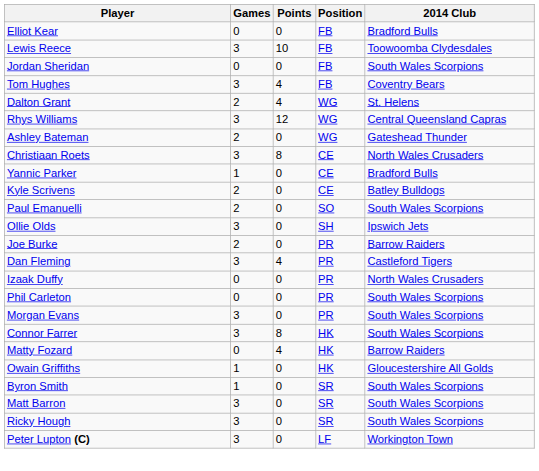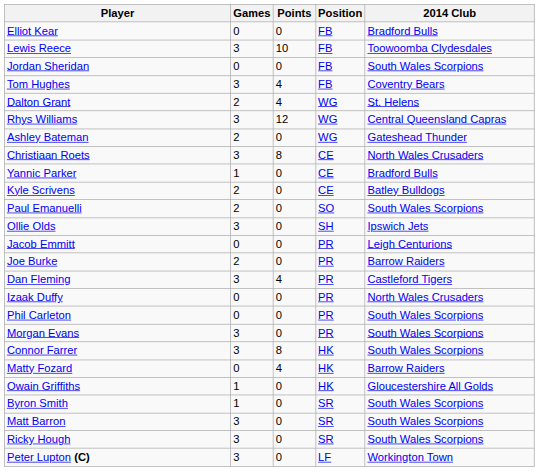+ row: (41, 244)
